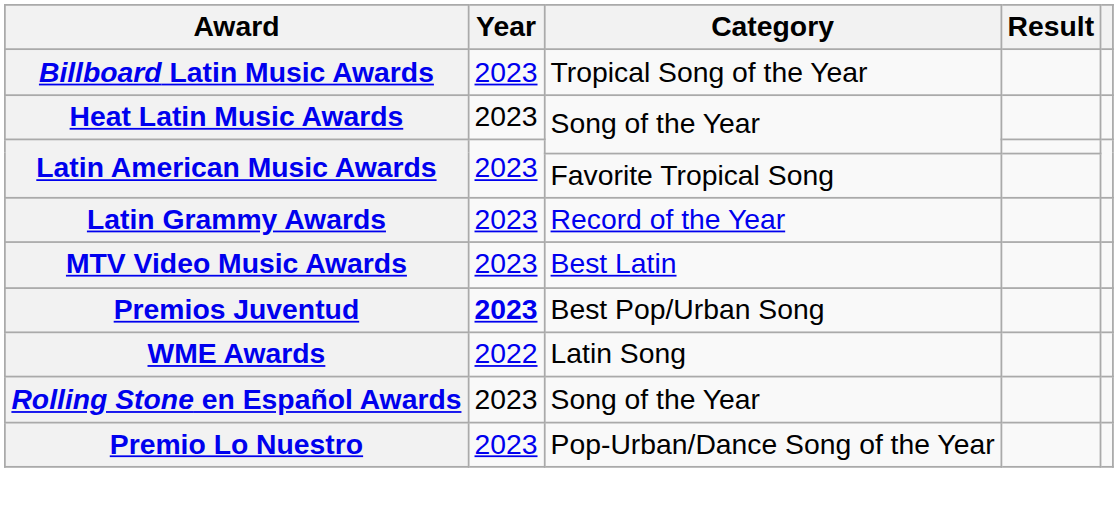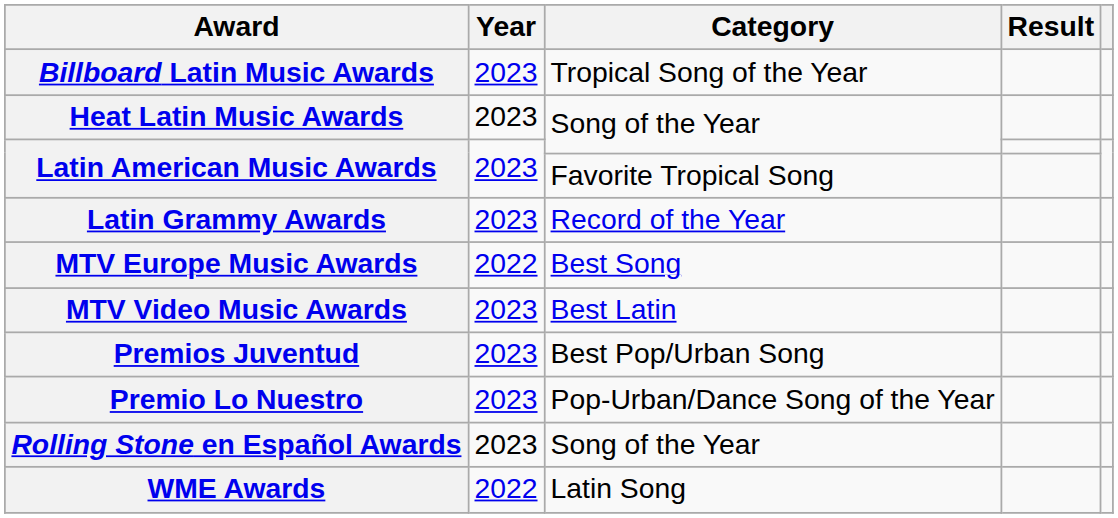+ row: (236, 264)
(506, 309) bold -> (506, 354) normal
rows swapped: (236, 444) <-> (236, 354)
